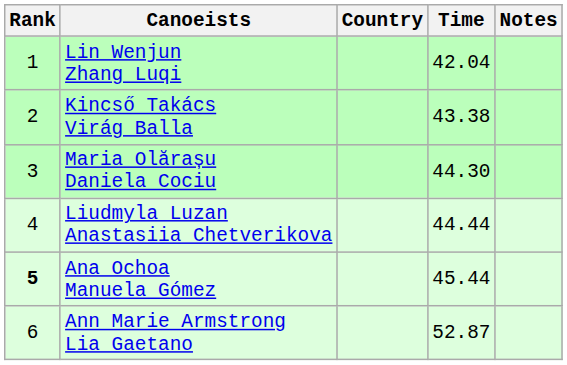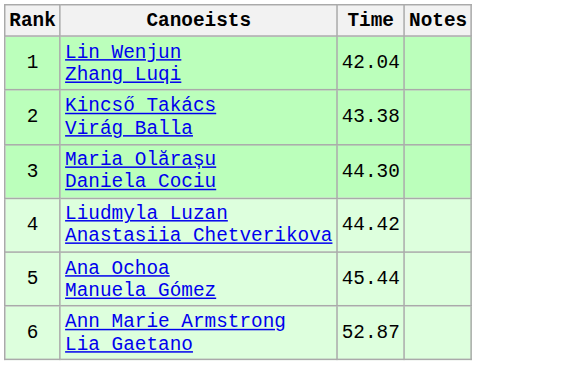- column: (382, 21)
(461, 225) 44.44 -> (371, 225) 44.42
(33, 279) bold -> (33, 279) normal
